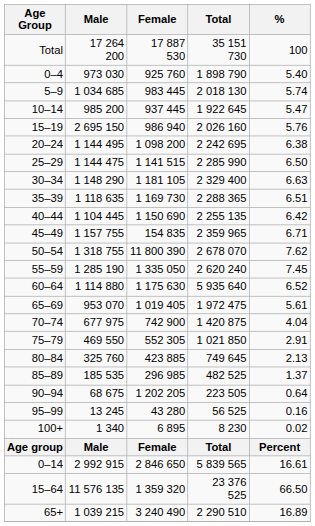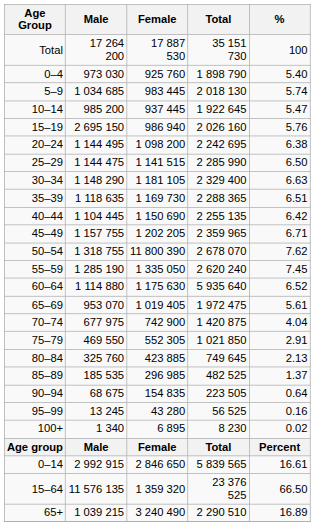(165, 233) 154 835 -> (160, 233) 1 202 205
(160, 393) 1 202 205 -> (165, 393) 154 835
